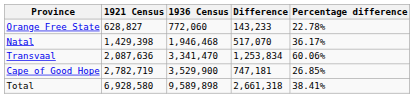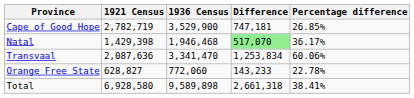rows swapped: (53, 71) <-> (53, 27)
(252, 41) no background -> (252, 41) lightgreen background
